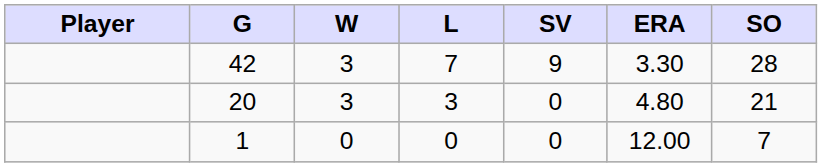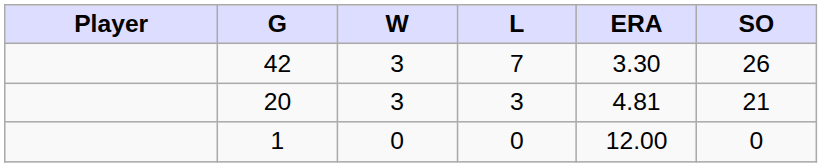- column: (555, 24)
(764, 63) 28 -> (756, 63) 26
(660, 102) 4.80 -> (637, 102) 4.81
(764, 141) 7 -> (756, 141) 0
